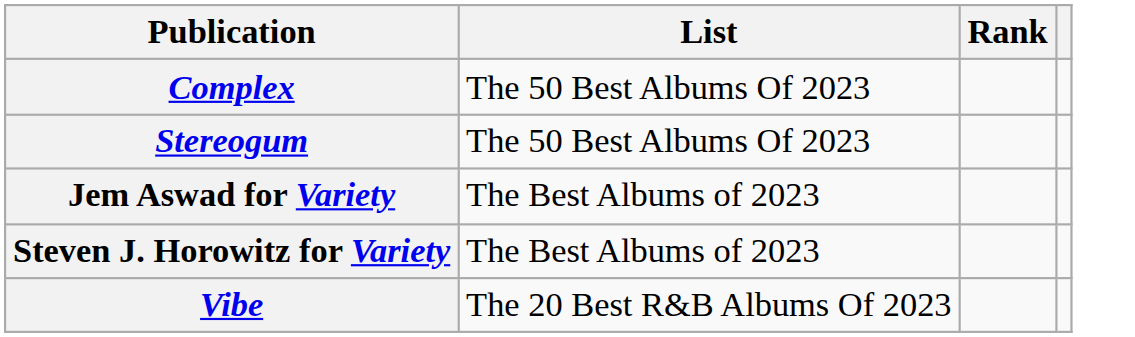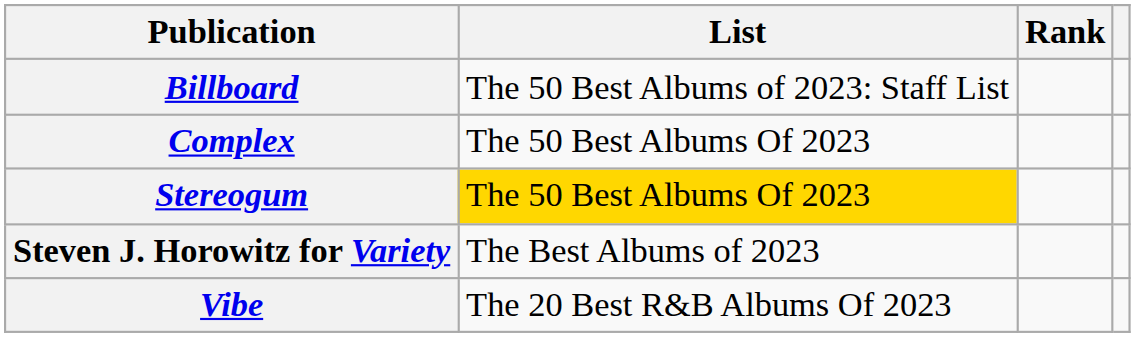+ row: (232, 86)
(668, 140) no background -> (668, 195) gold background
- row: (232, 195)
